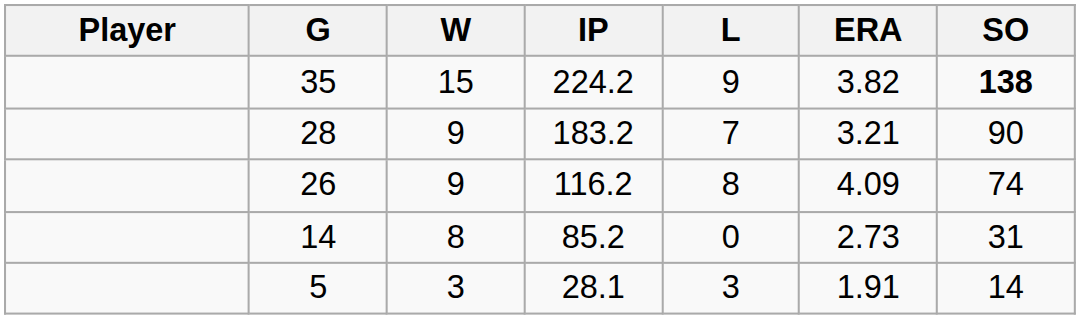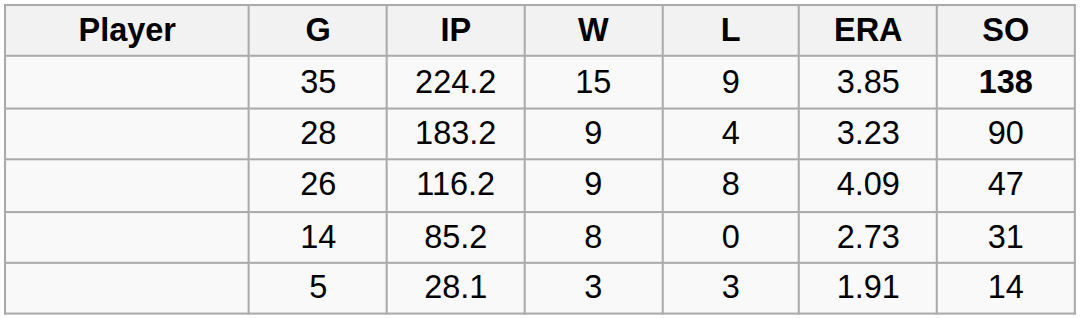columns swapped: (593, 30) <-> (456, 30)
(868, 81) 3.82 -> (868, 81) 3.85
(731, 133) 7 -> (731, 133) 4
(868, 133) 3.21 -> (868, 133) 3.23
(1006, 184) 74 -> (1006, 184) 47
